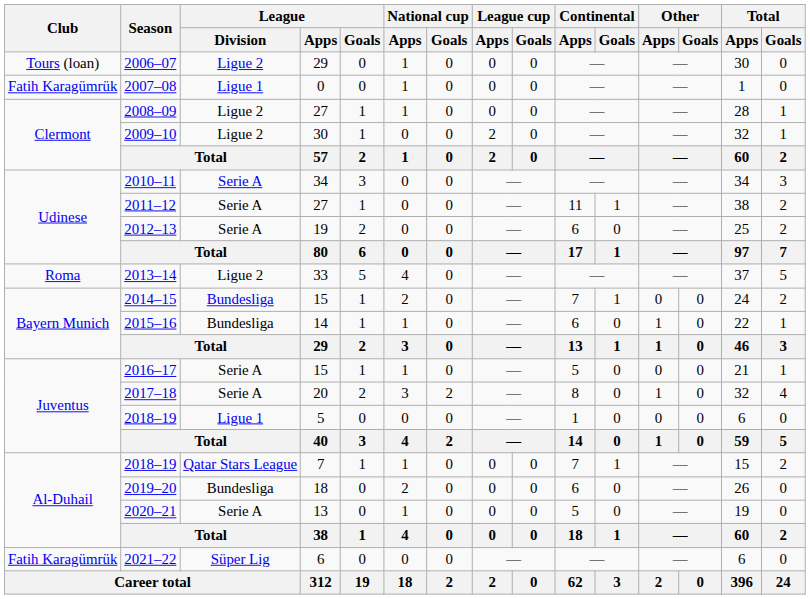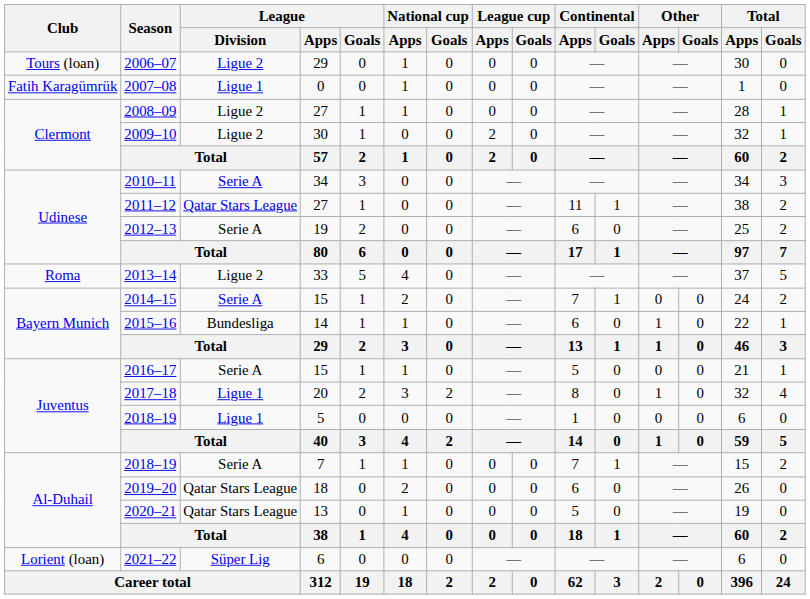(240, 205) Serie A -> (240, 205) Qatar Stars League
(240, 299) Bundesliga -> (240, 299) Serie A
(240, 393) Serie A -> (240, 393) Ligue 1
(240, 464) Qatar Stars League -> (240, 464) Serie A
(240, 488) Bundesliga -> (240, 488) Qatar Stars League
(240, 511) Serie A -> (240, 511) Qatar Stars League
(63, 559) Fatih Karagümrük -> (63, 559) Lorient (loan)
